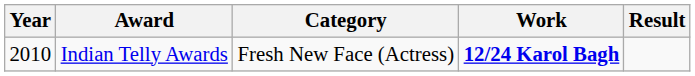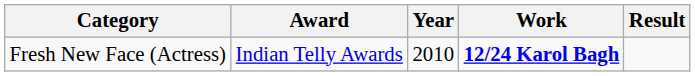columns swapped: (30, 20) <-> (346, 20)
